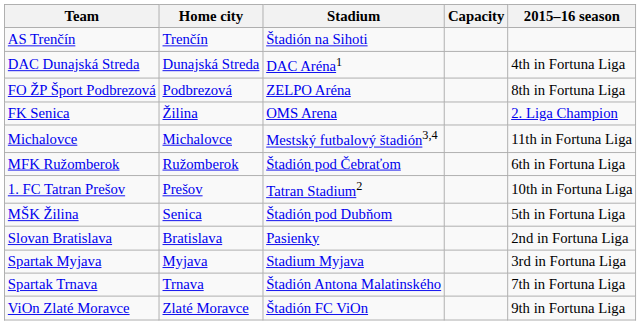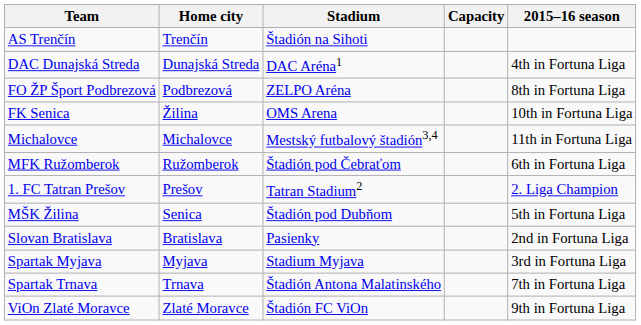(565, 113) 2. Liga Champion -> (572, 113) 10th in Fortuna Liga
(572, 189) 10th in Fortuna Liga -> (565, 189) 2. Liga Champion
